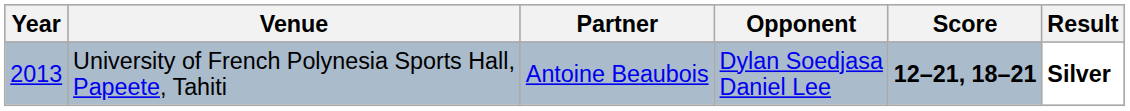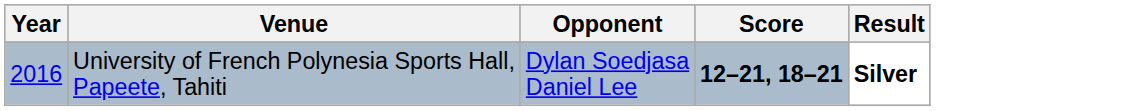- column: (617, 24)
(36, 73) 2013 -> (36, 73) 2016
